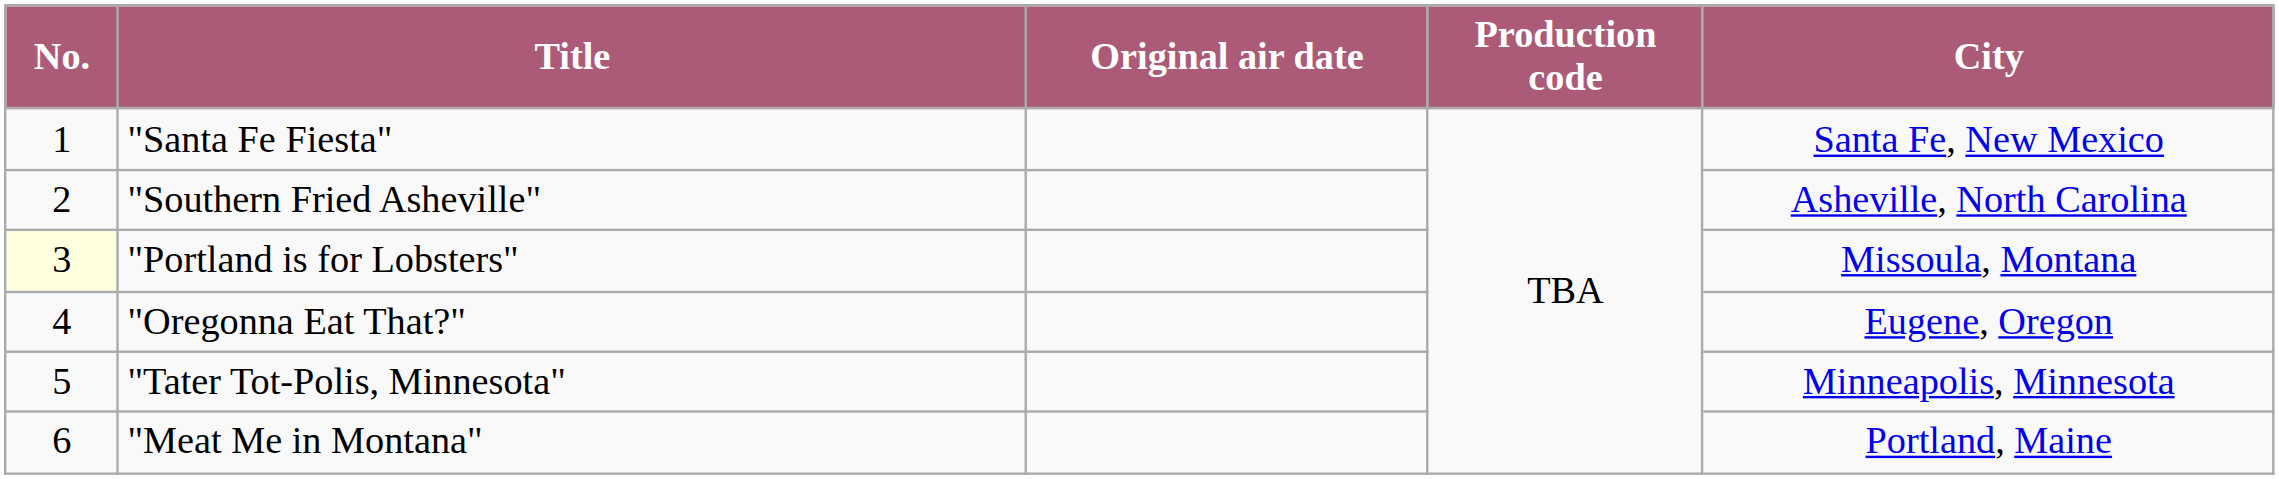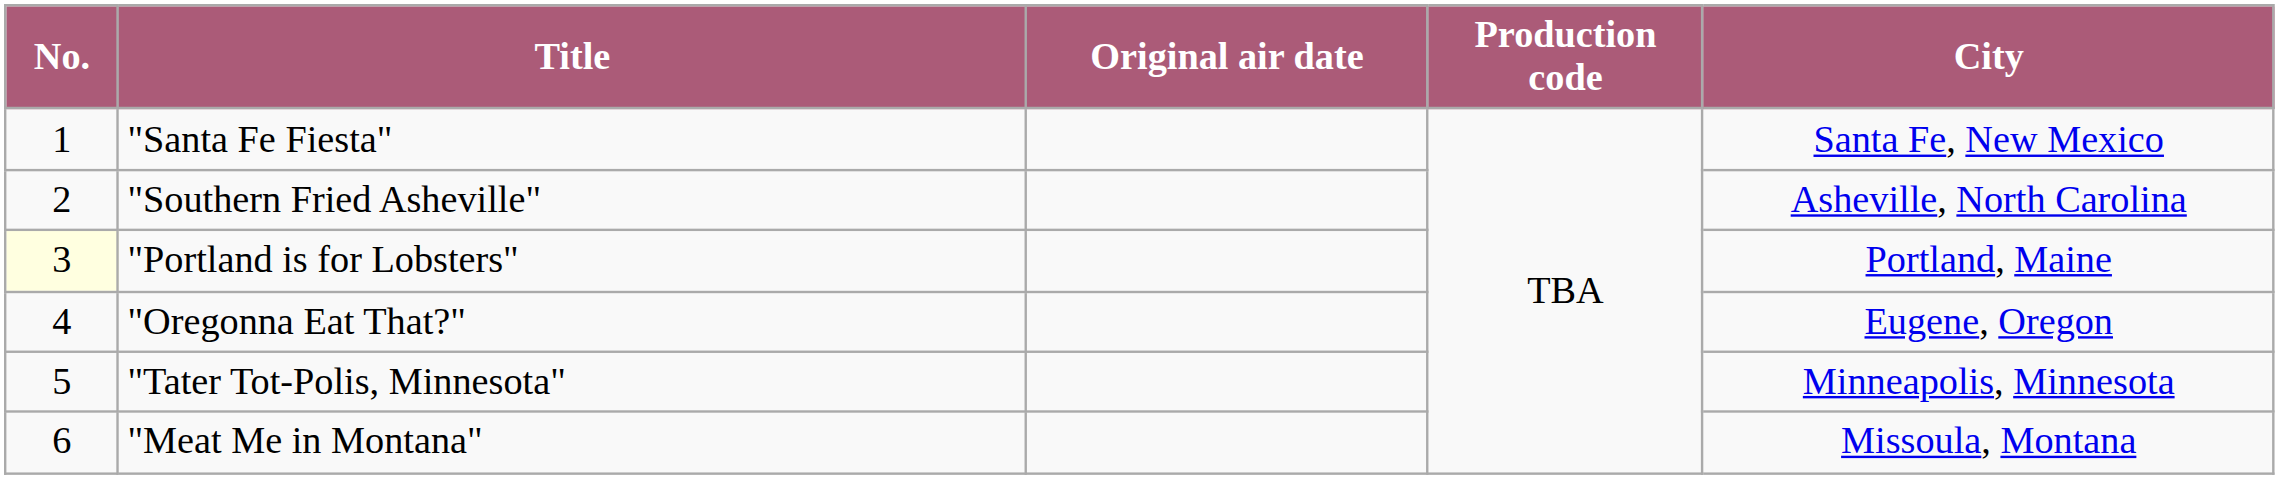(1989, 259) Missoula, Montana -> (1989, 259) Portland, Maine
(1989, 441) Portland, Maine -> (1989, 441) Missoula, Montana
